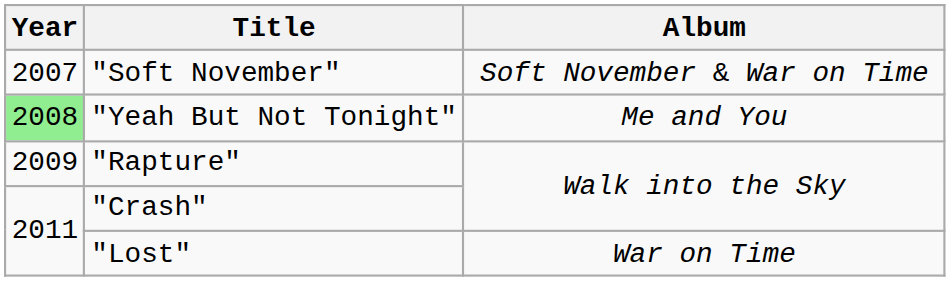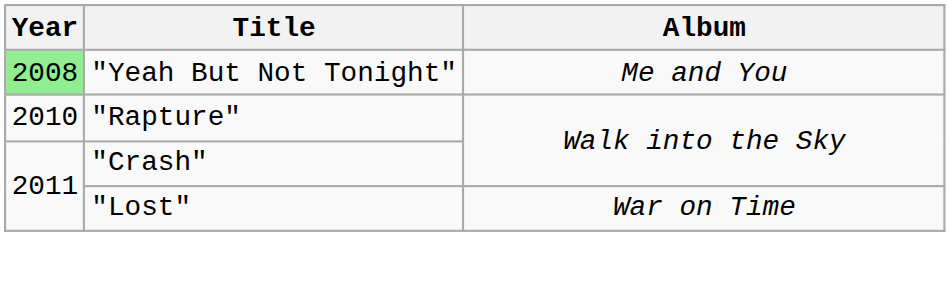- row: (216, 73)
(45, 163) 2009 -> (45, 118) 2010
